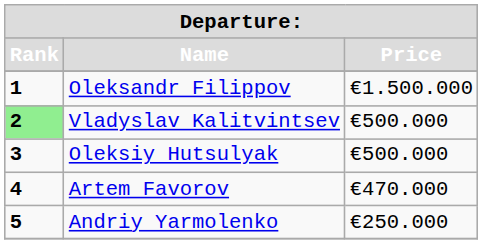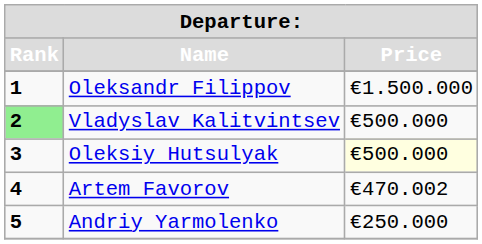(399, 155) no background -> (399, 155) lightyellow background
(399, 189) €470.000 -> (399, 189) €470.002
